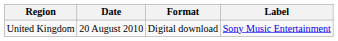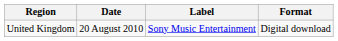columns swapped: (183, 12) <-> (277, 12)
